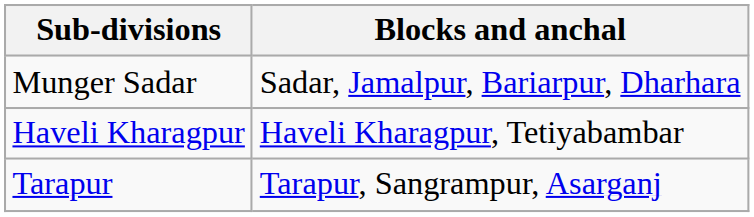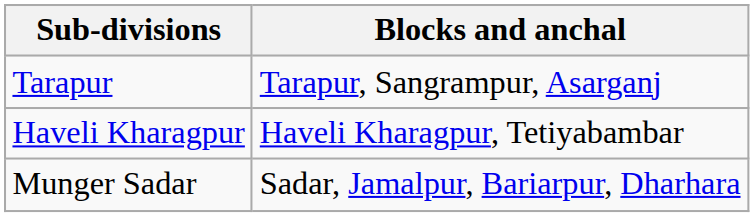rows swapped: (104, 81) <-> (62, 183)
